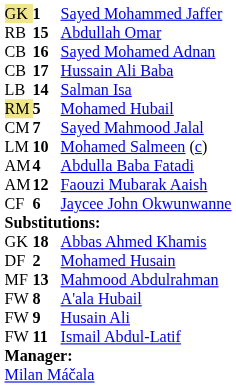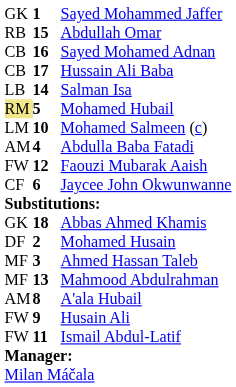(16, 13) khaki background -> (16, 13) no background
- row: (132, 127)
(18, 184) AM -> (17, 165) FW
+ row: (129, 260)
(17, 299) FW -> (18, 299) AM
